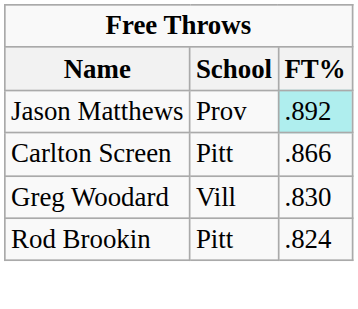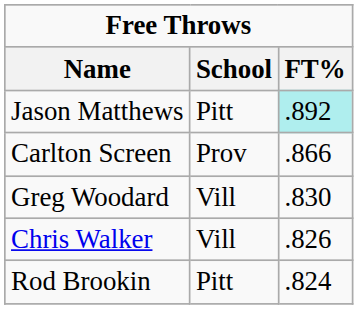(221, 111) Prov -> (215, 111) Pitt
(215, 153) Pitt -> (221, 153) Prov
+ row: (82, 238)
